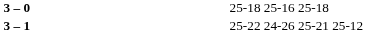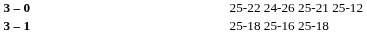(279, 7) 25-18 25-16 25-18 -> (296, 7) 25-22 24-26 25-21 25-12
(296, 25) 25-22 24-26 25-21 25-12 -> (279, 25) 25-18 25-16 25-18
